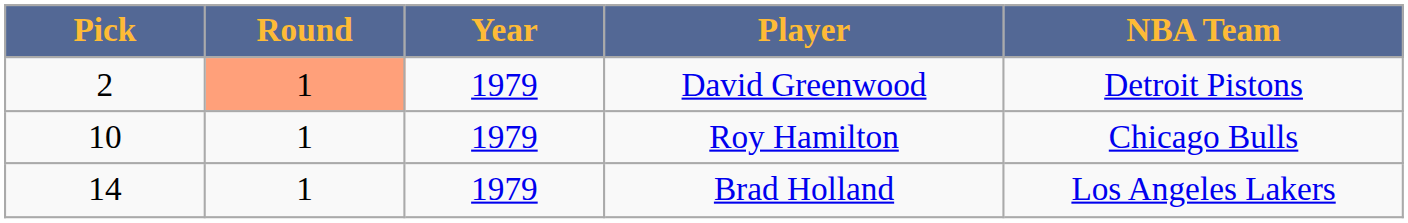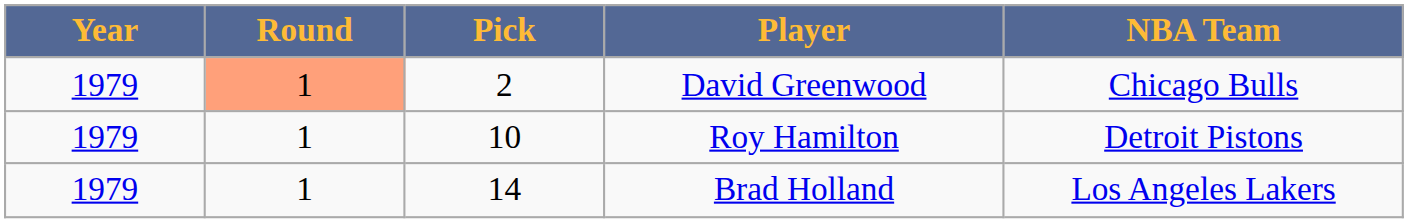columns swapped: (504, 30) <-> (105, 30)
(1204, 83) Detroit Pistons -> (1204, 83) Chicago Bulls
(1204, 136) Chicago Bulls -> (1204, 136) Detroit Pistons
